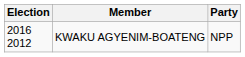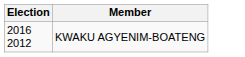- column: (224, 13)
